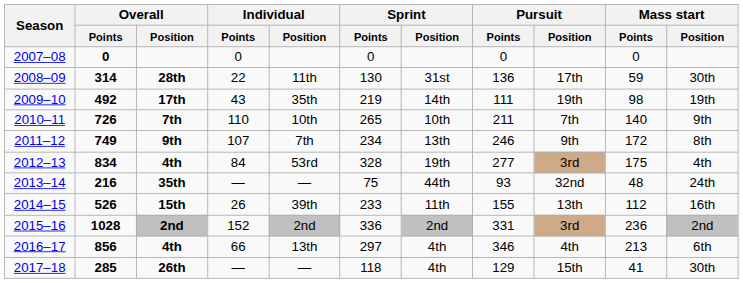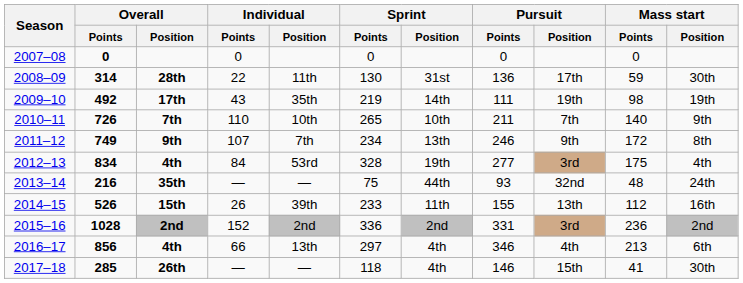(503, 267) 129 -> (503, 267) 146
